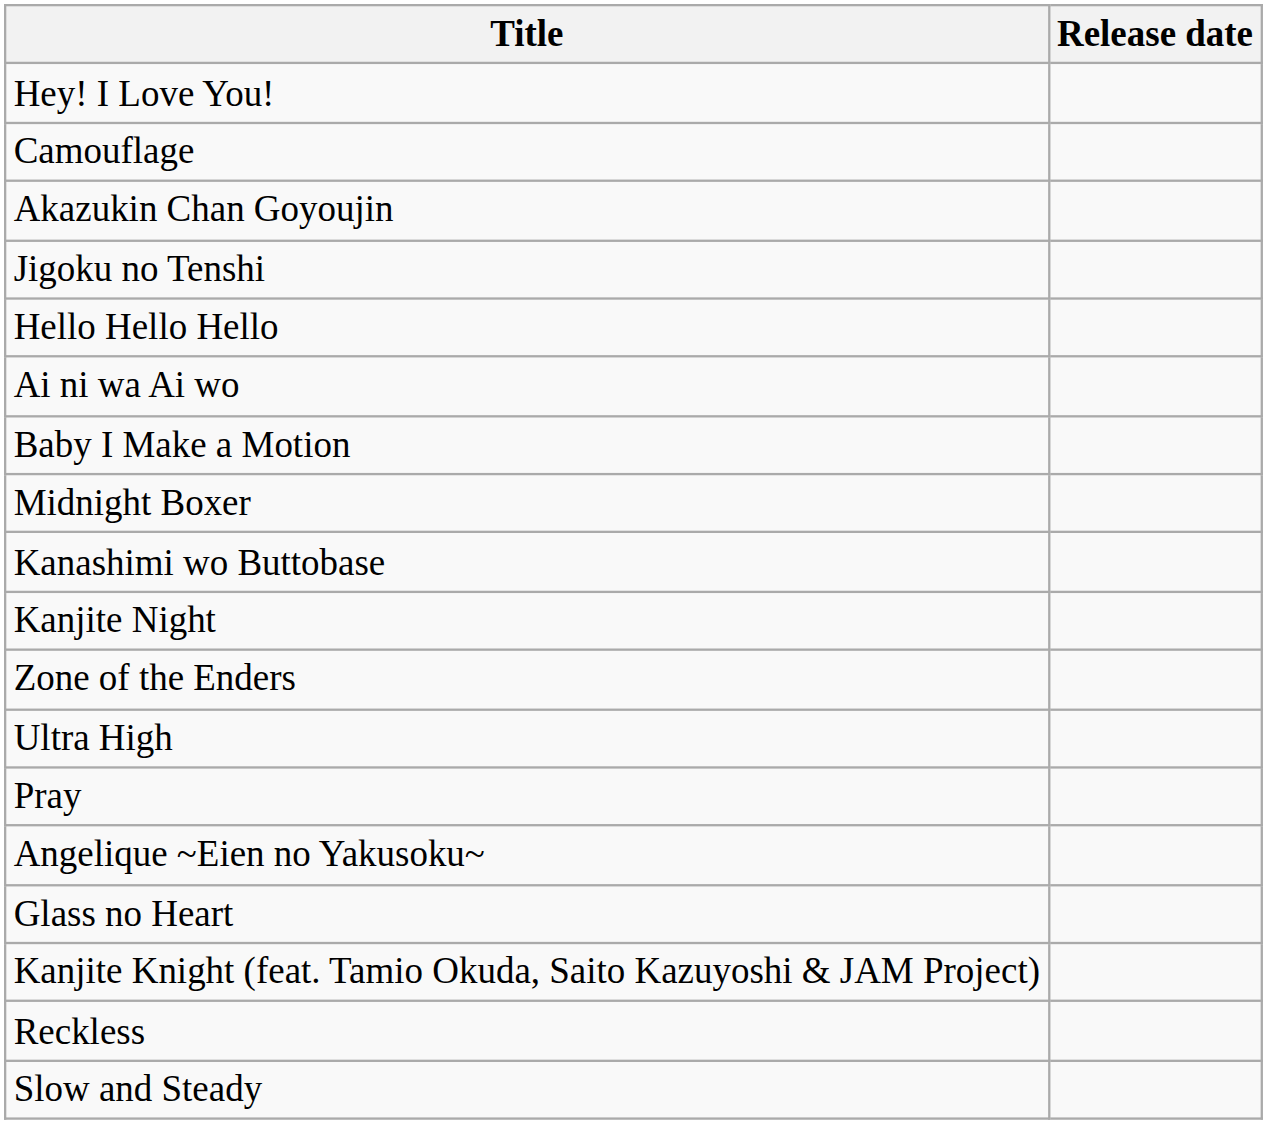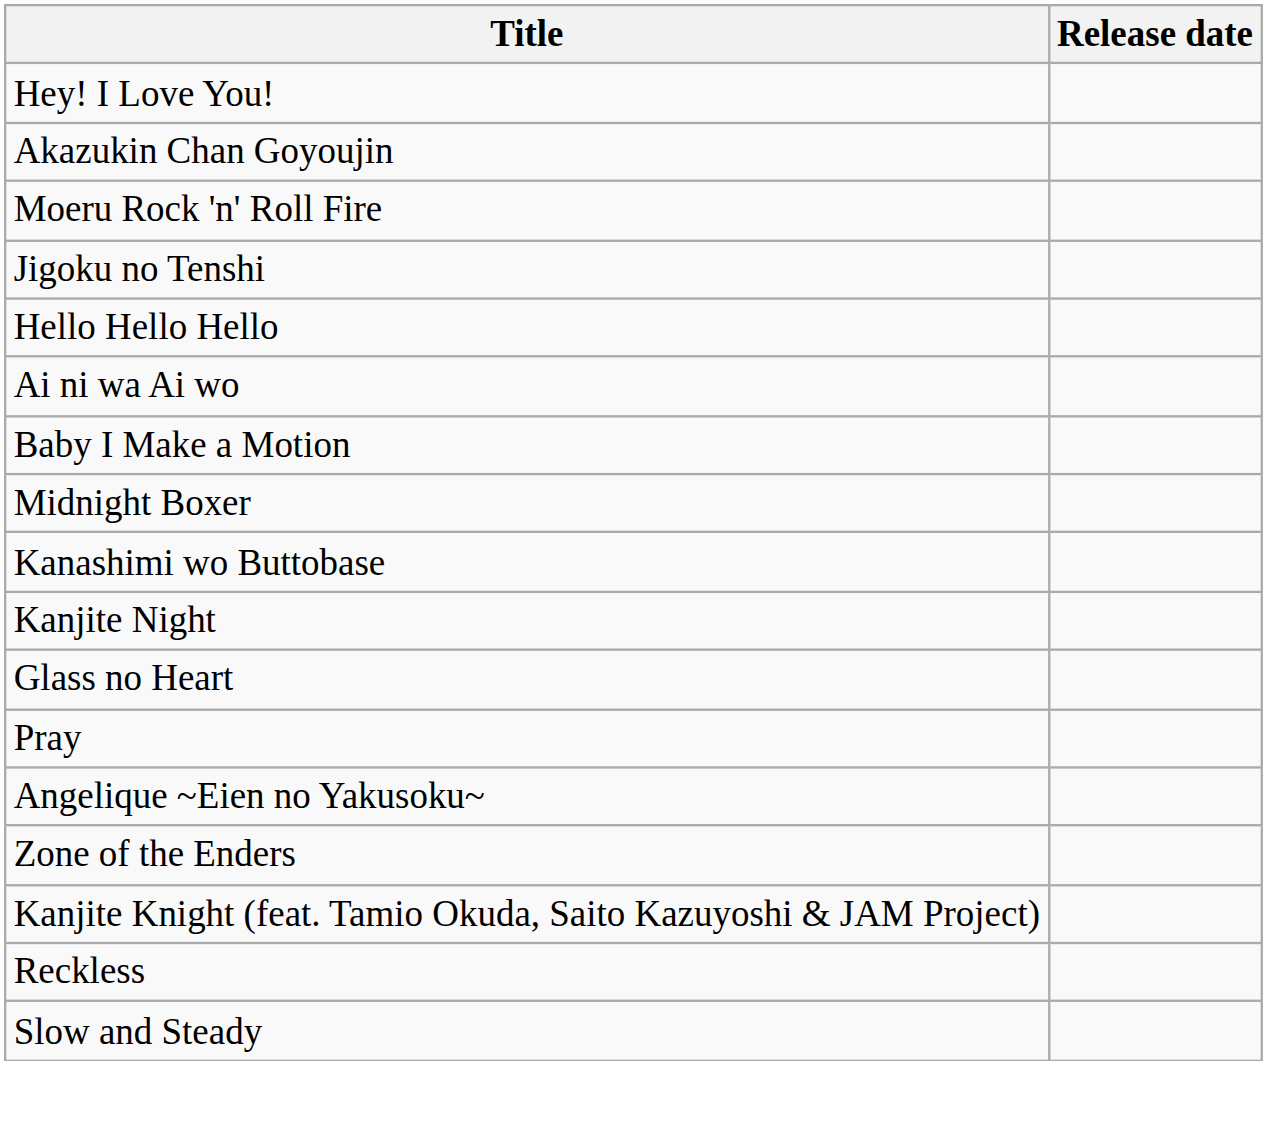- row: (104, 151)
+ row: (198, 209)
rows swapped: (124, 913) <-> (155, 678)
- row: (93, 737)
